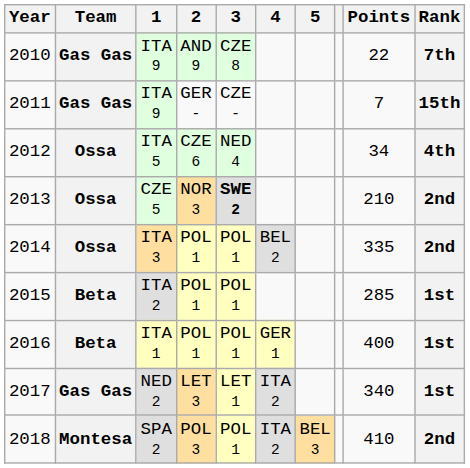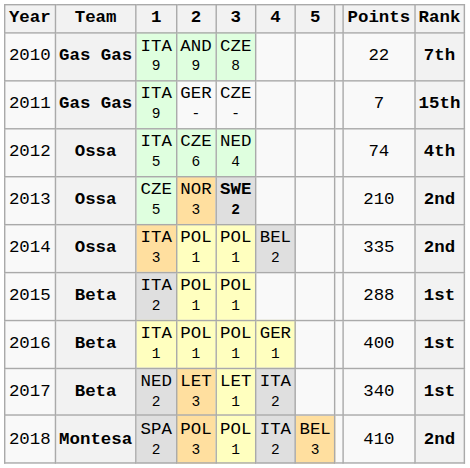(379, 153) 34 -> (379, 153) 74
(379, 296) 285 -> (379, 296) 288
(96, 392) Gas Gas -> (96, 392) Beta
